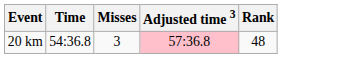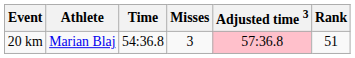+ column: (82, 18)
(258, 42) 48 -> (331, 42) 51
